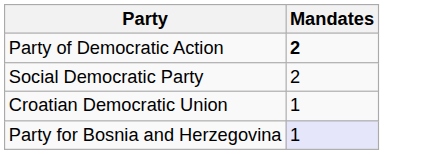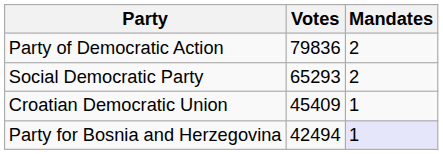+ column: (315, 18)
(295, 47) bold -> (354, 47) normal
